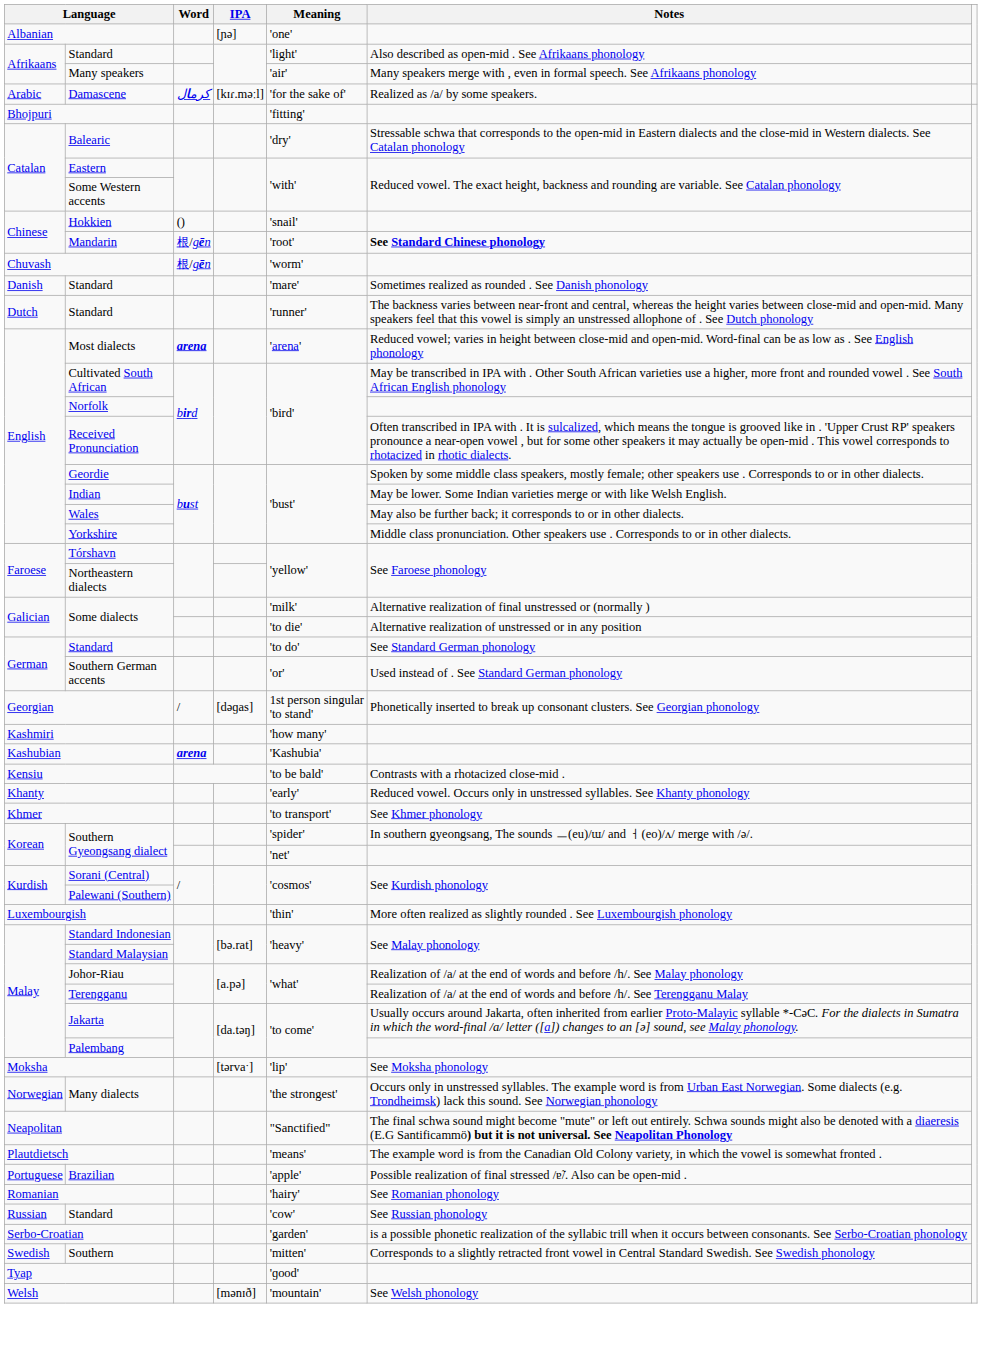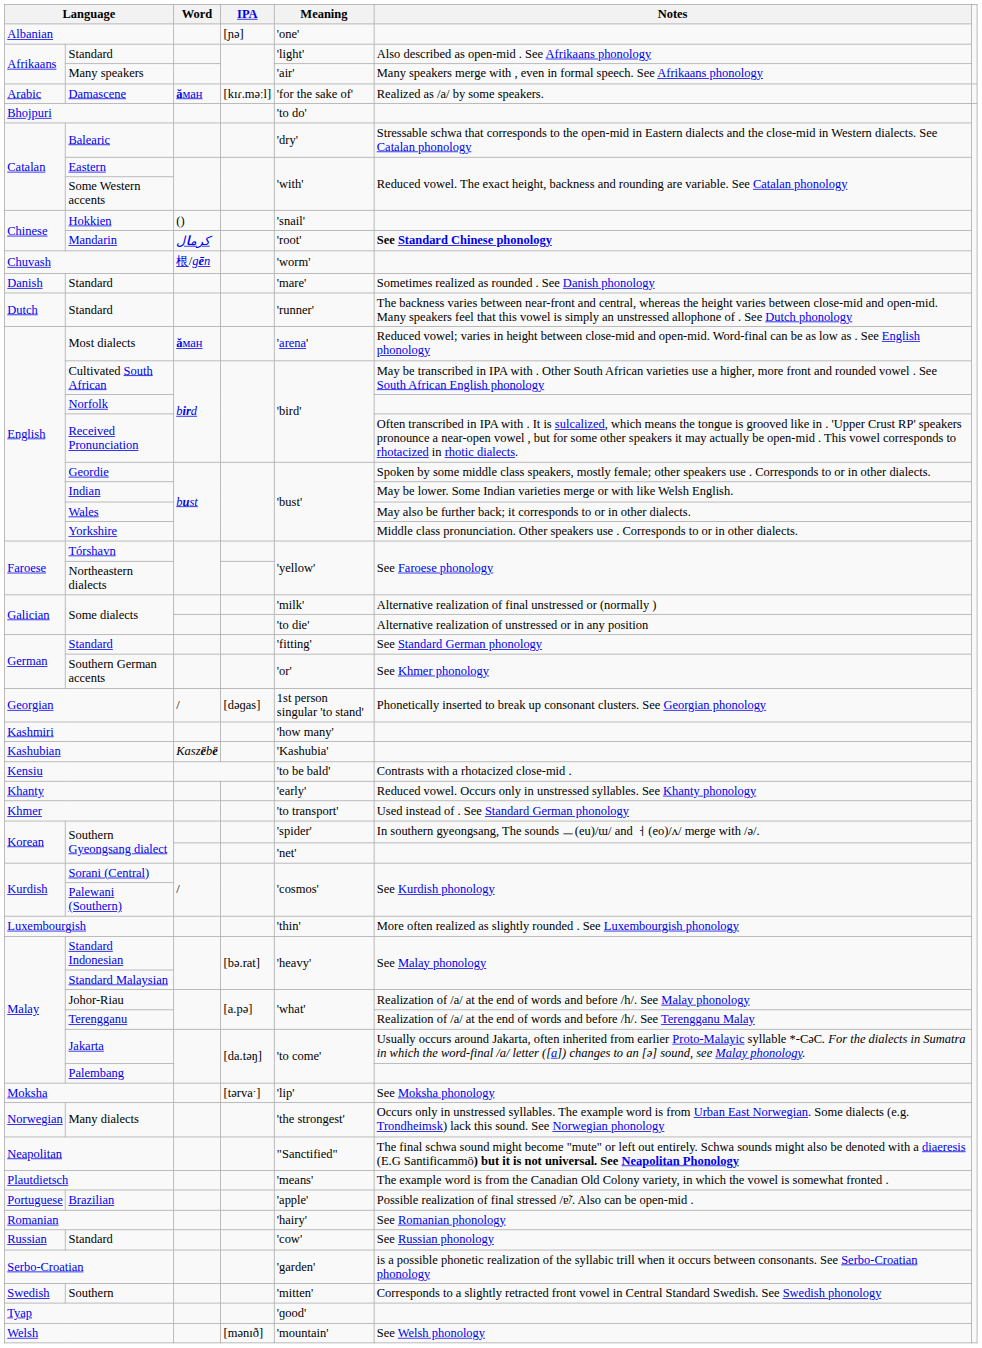(193, 94) كرمال -> (189, 93) ăман
(287, 114) 'fitting' -> (292, 113) 'to do'
(194, 241) 根/gēn -> (193, 241) كرمال
(192, 346) arena -> (189, 343) ăман
(285, 646) 'to do' -> (294, 644) 'fitting'
(496, 673) Used instead of . See Standard German phonology -> (433, 671) See Khmer phonology
(192, 754) arena -> (197, 751) Kaszëbë
(426, 813) See Khmer phonology -> (503, 811) Used instead of . See Standard German phonology
